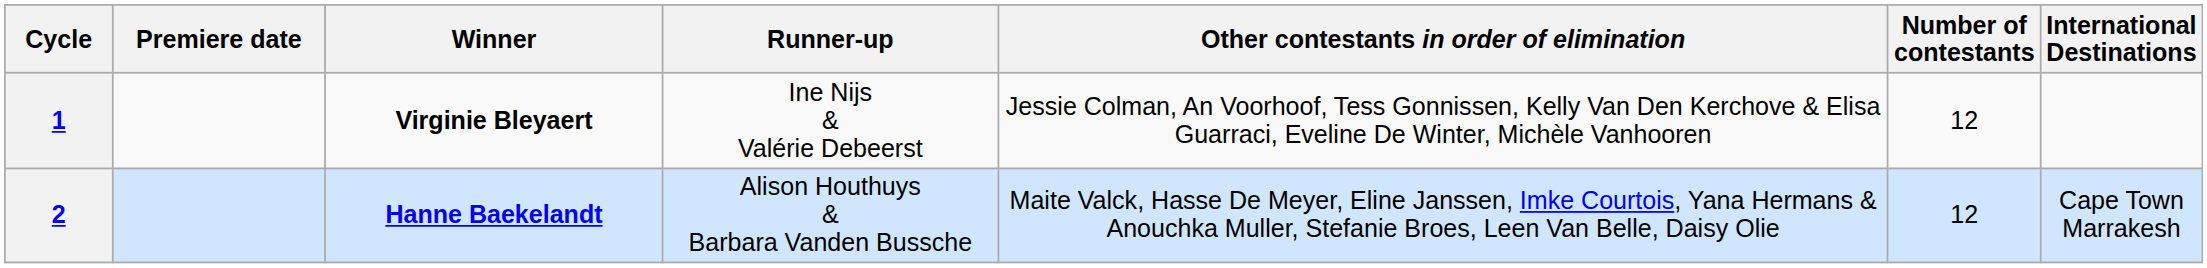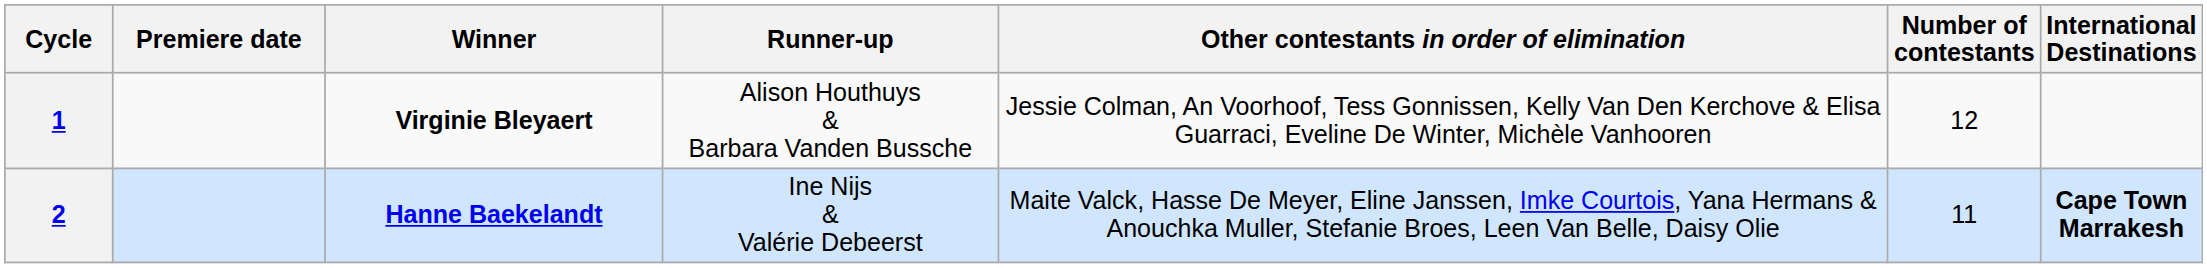(830, 120) Ine Nijs & Valérie Debeerst -> (830, 120) Alison Houthuys & Barbara Vanden Bussche
(830, 216) Alison Houthuys & Barbara Vanden Bussche -> (830, 216) Ine Nijs & Valérie Debeerst
(1964, 216) 12 -> (1964, 216) 11
(2121, 216) normal -> (2121, 216) bold
